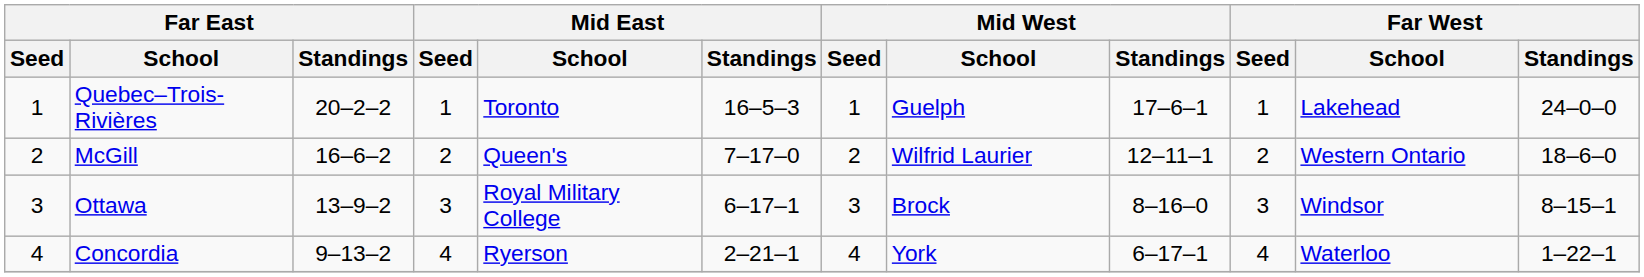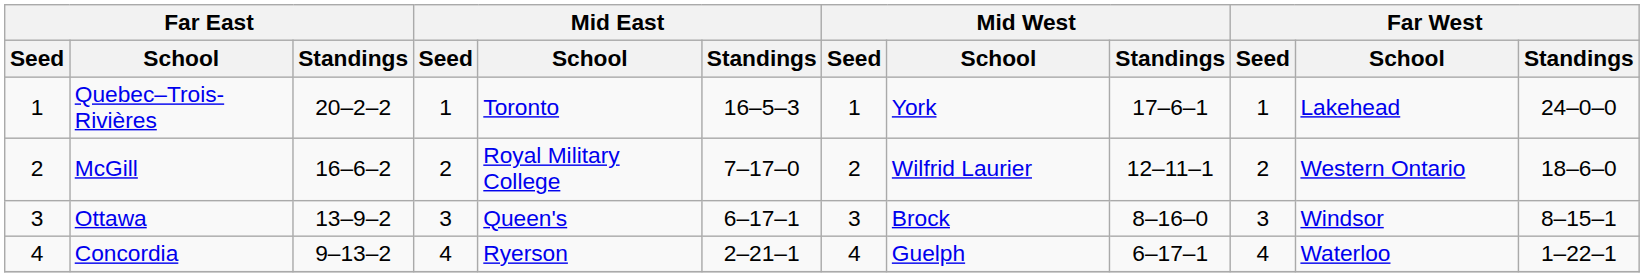(928, 107) Guelph -> (914, 107) York
(525, 156) Queen's -> (551, 168) Royal Military College
(551, 204) Royal Military College -> (525, 217) Queen's
(914, 253) York -> (928, 253) Guelph
